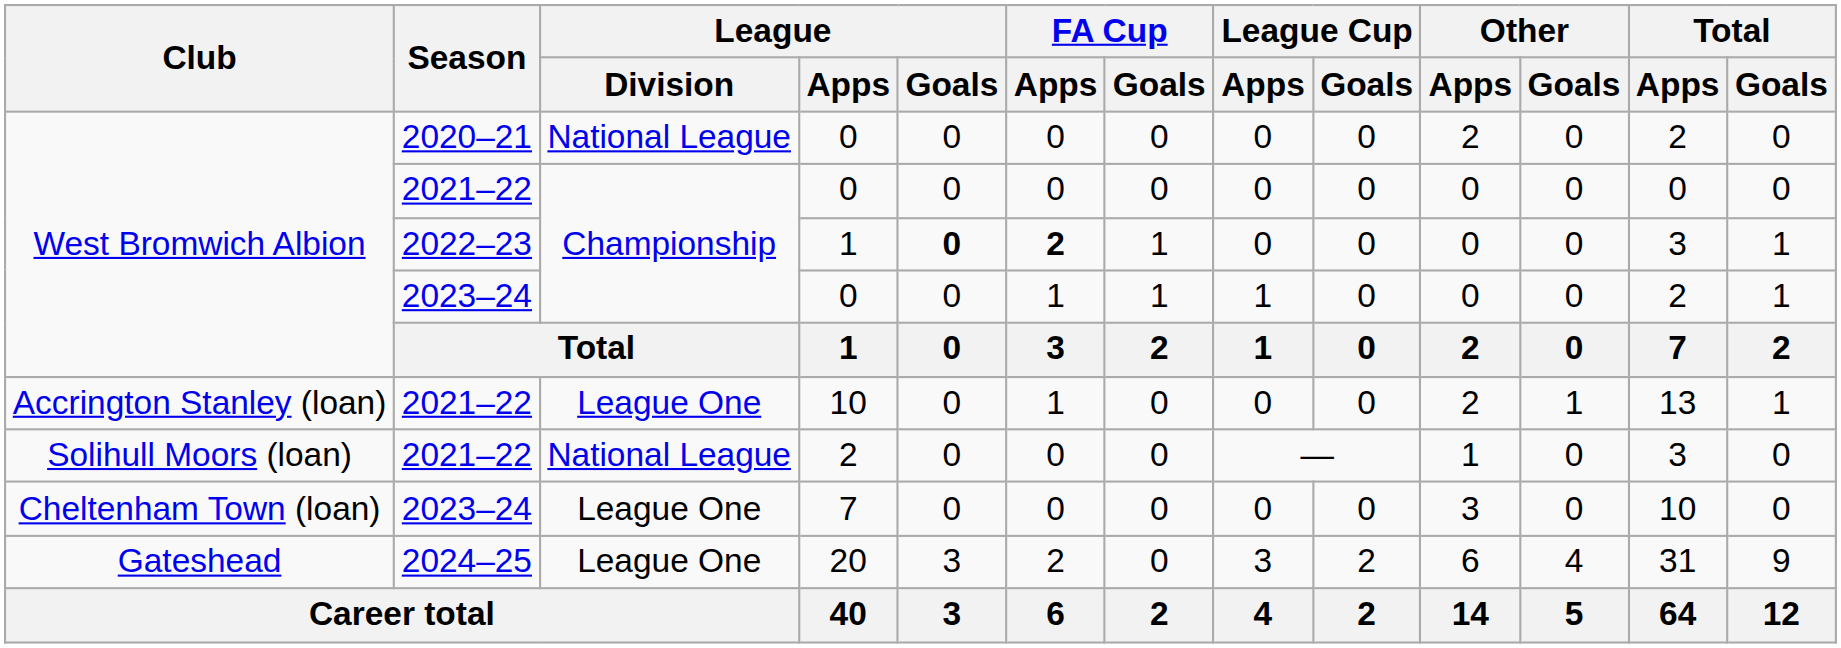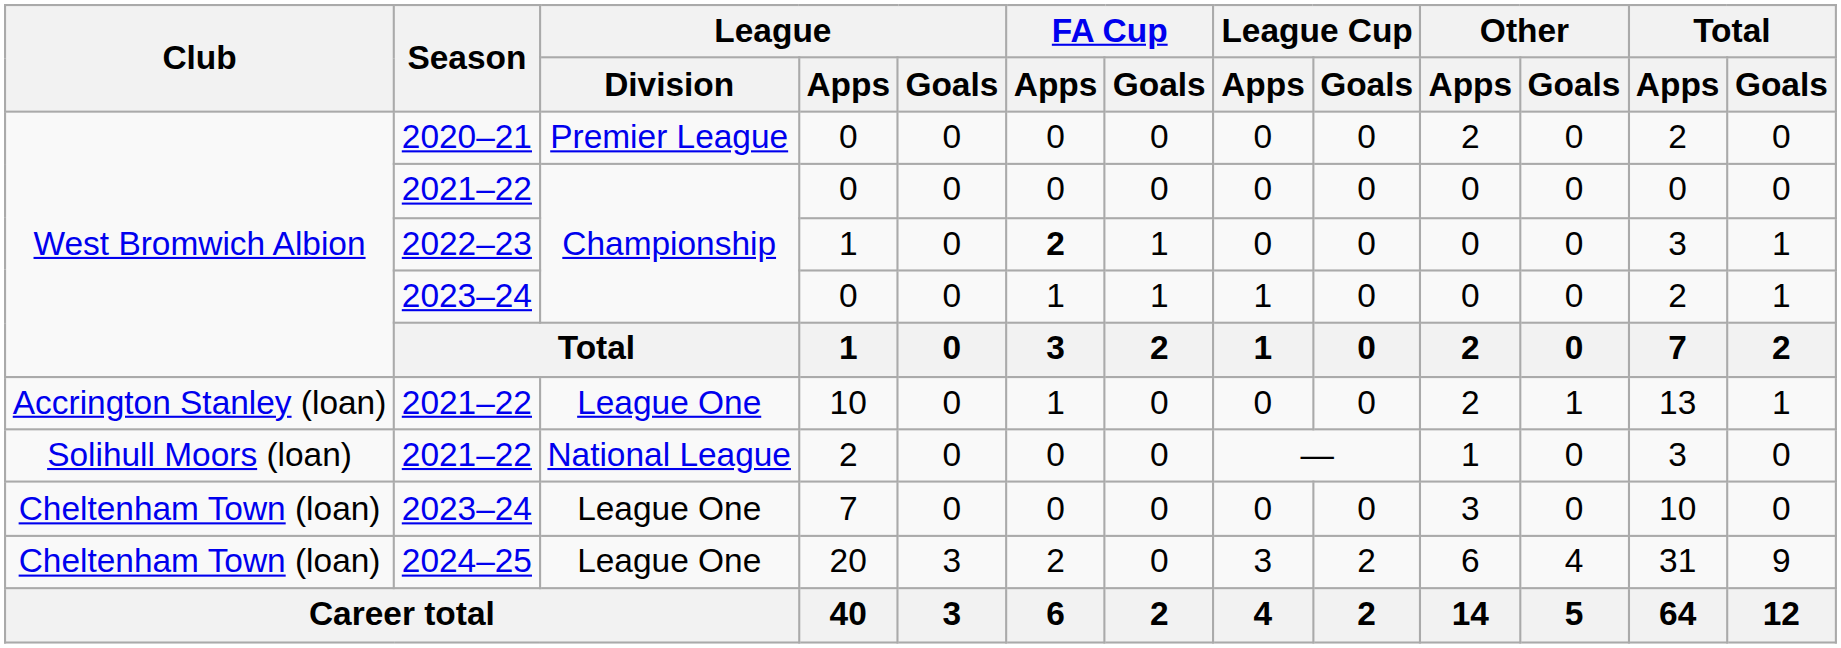(669, 137) National League -> (669, 137) Premier League
(952, 243) bold -> (952, 243) normal
(200, 561) Gateshead -> (200, 561) Cheltenham Town (loan)
